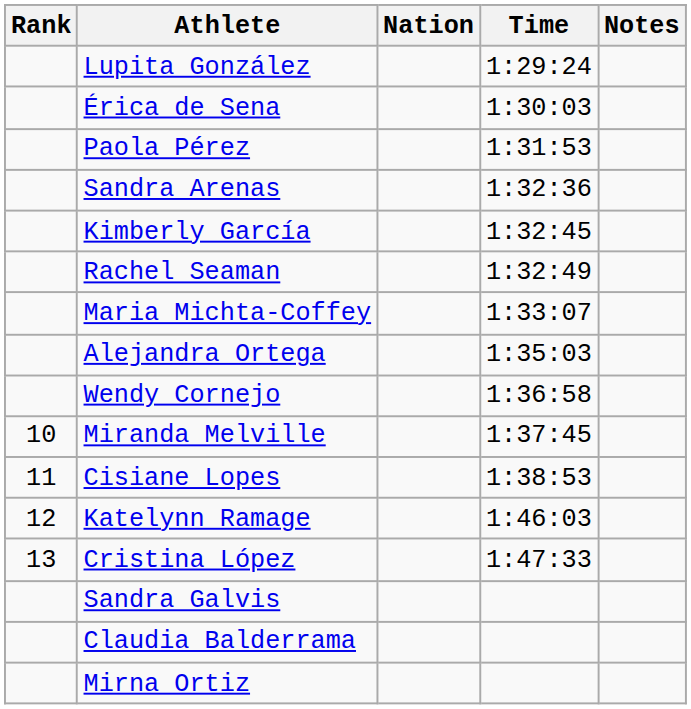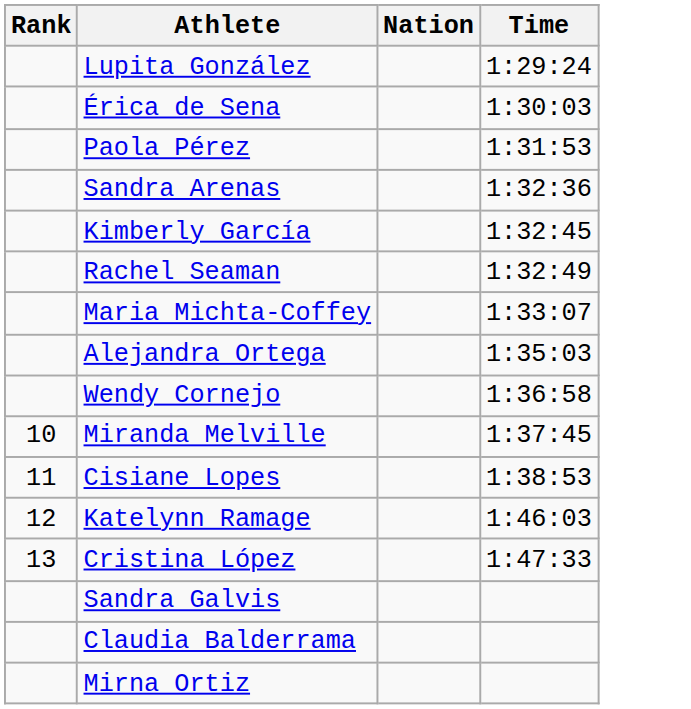- column: (642, 26)
